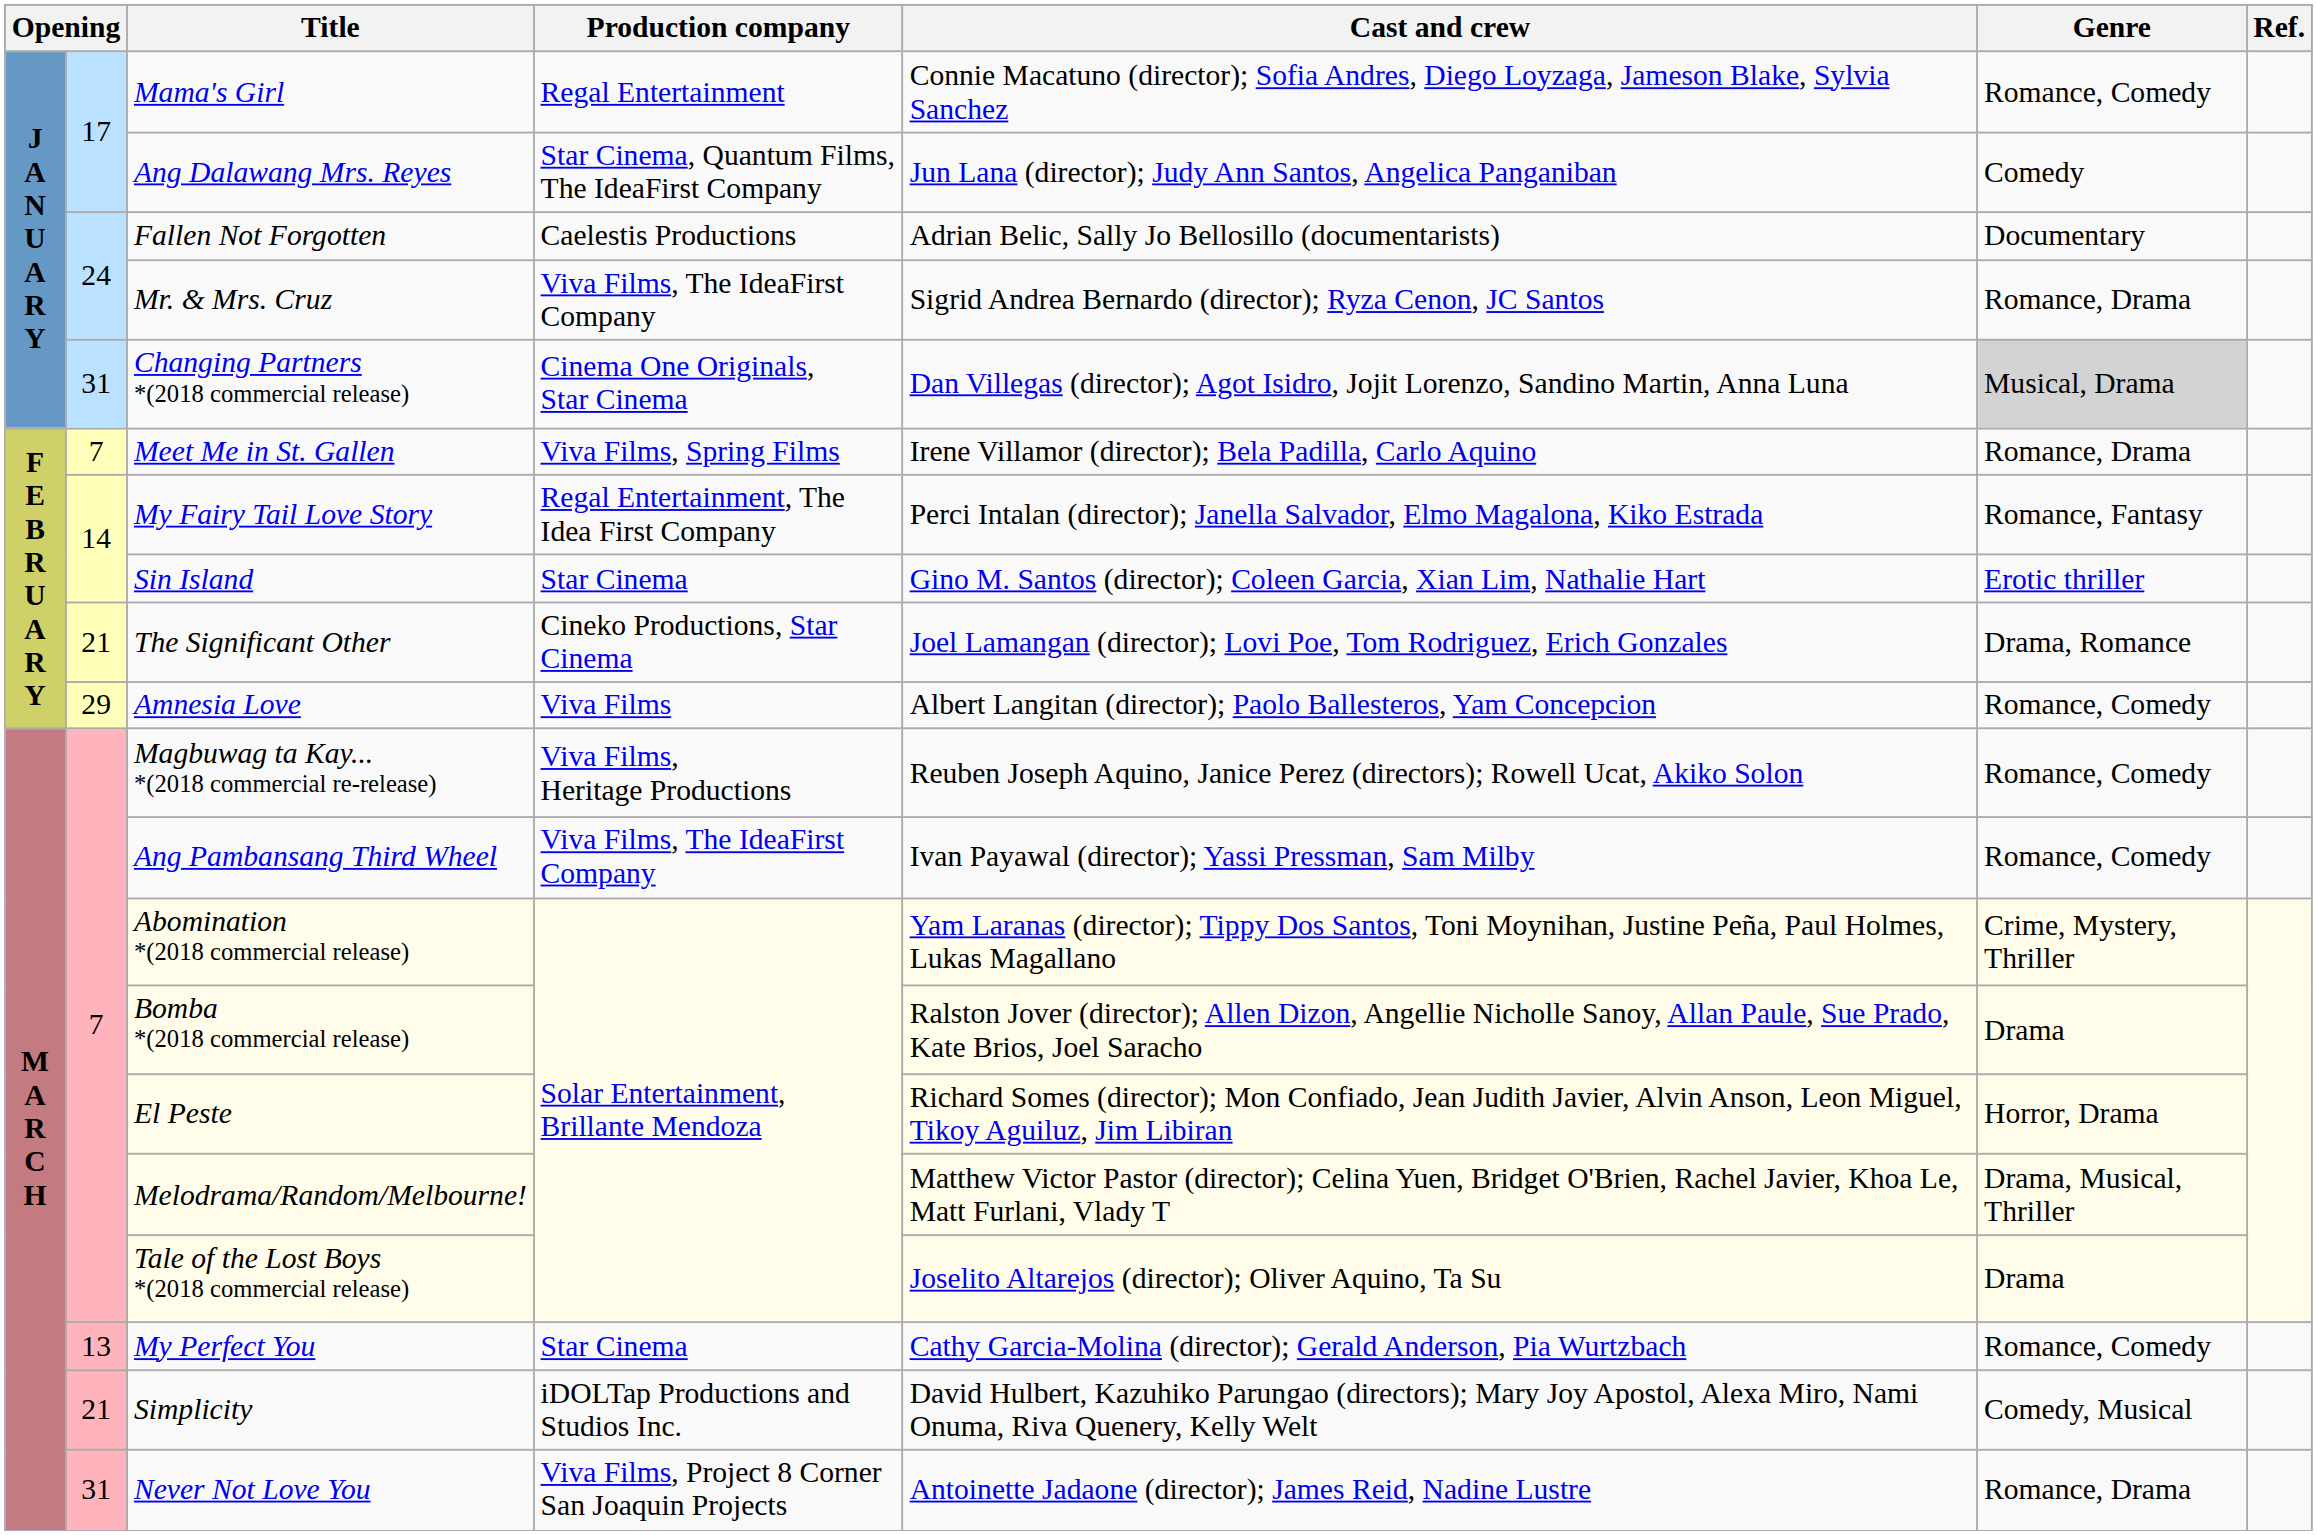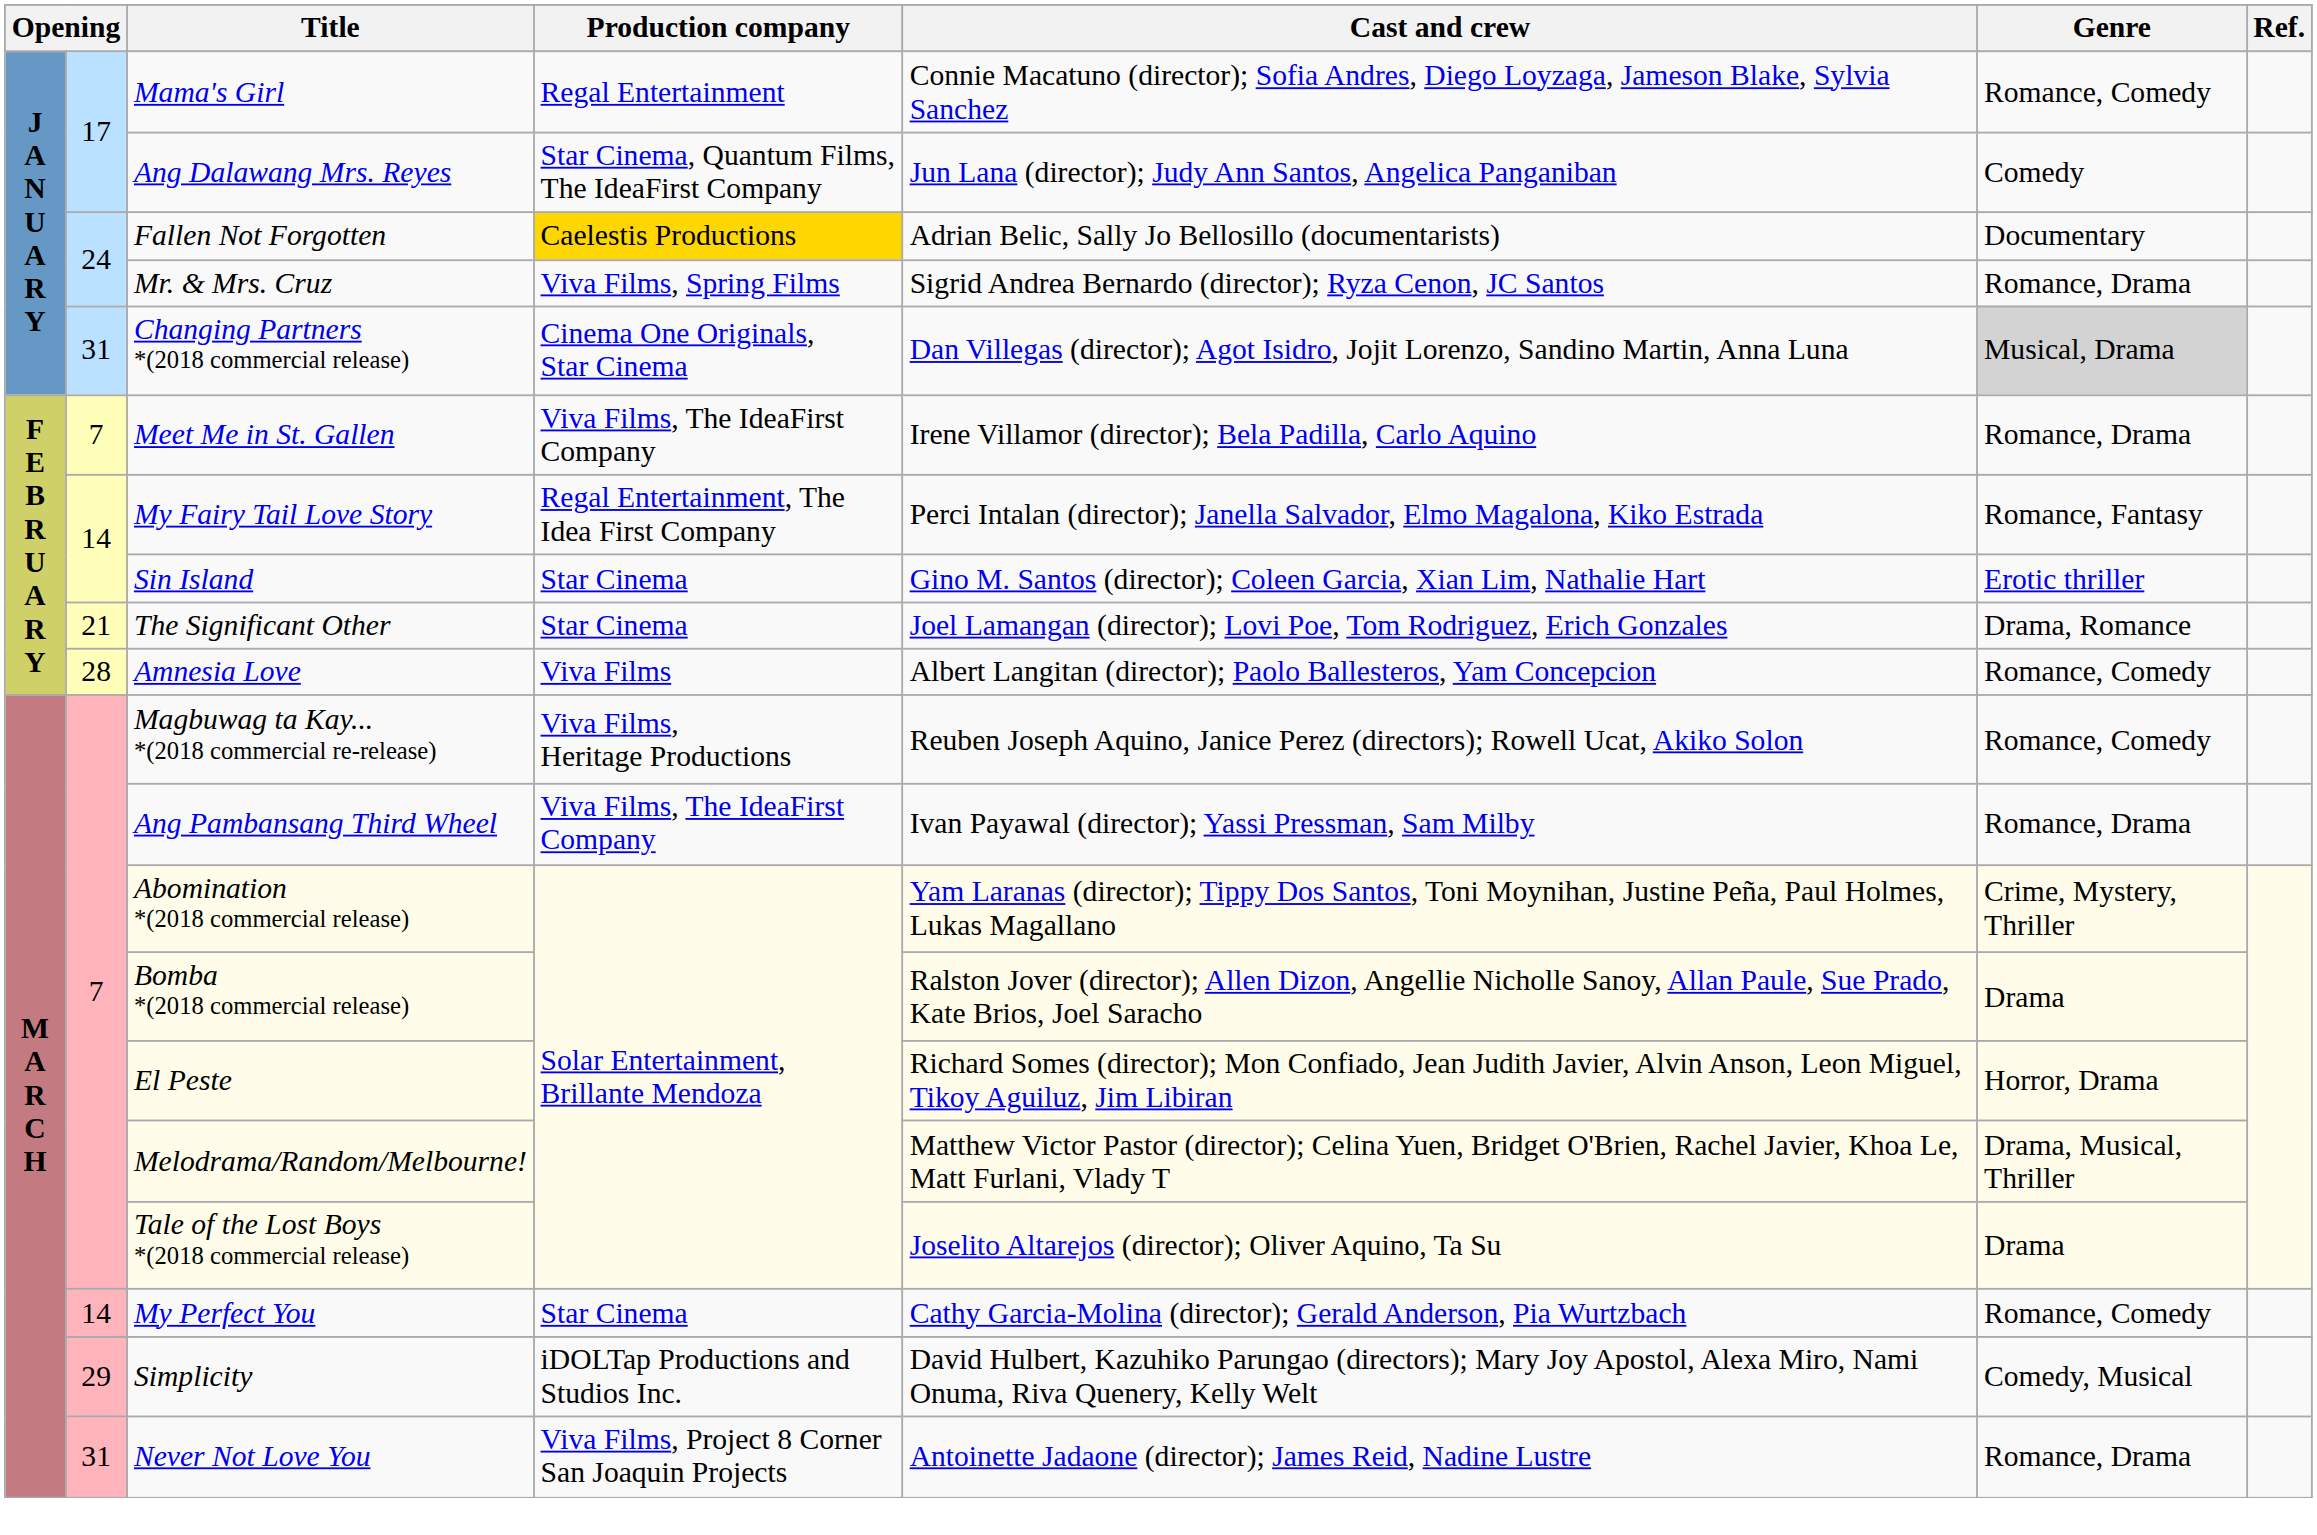(668, 235) no background -> (668, 235) gold background
(692, 298) Viva Films, The IdeaFirst Company -> (690, 282) Viva Films, Spring Films
(690, 450) Viva Films, Spring Films -> (692, 434) Viva Films, The IdeaFirst Company
(689, 641) Cineko Productions, Star Cinema -> (614, 624) Star Cinema
(96, 705) 29 -> (96, 671) 28
(2097, 857) Romance, Comedy -> (2088, 823) Romance, Drama
(96, 1345) 13 -> (96, 1312) 14
(96, 1409) 21 -> (96, 1376) 29
